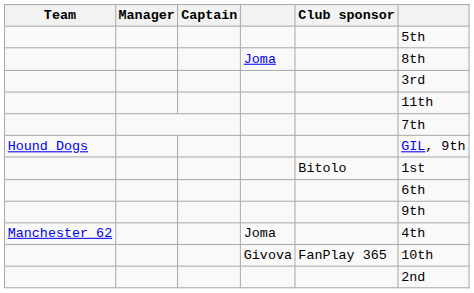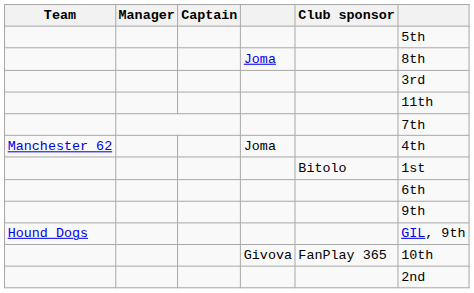rows swapped: (48, 146) <-> (60, 234)
